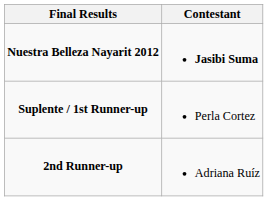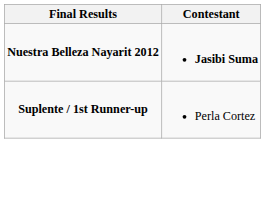- row: (83, 166)
